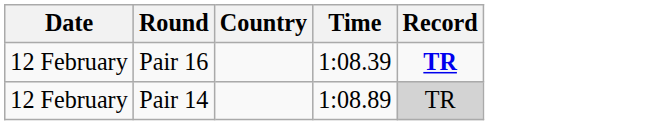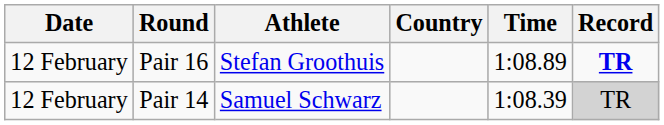+ column: (302, 23)
(355, 61) 1:08.39 -> (530, 61) 1:08.89
(355, 100) 1:08.89 -> (530, 100) 1:08.39
